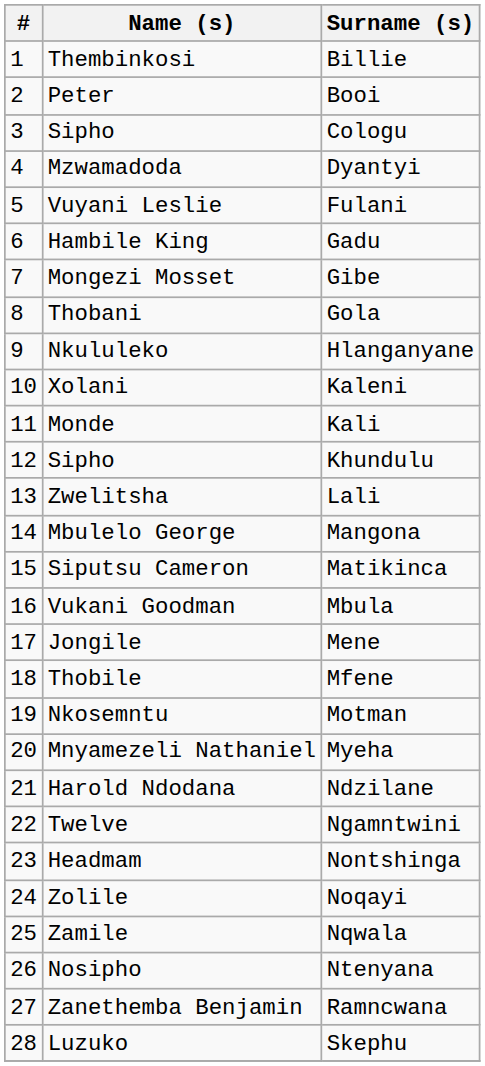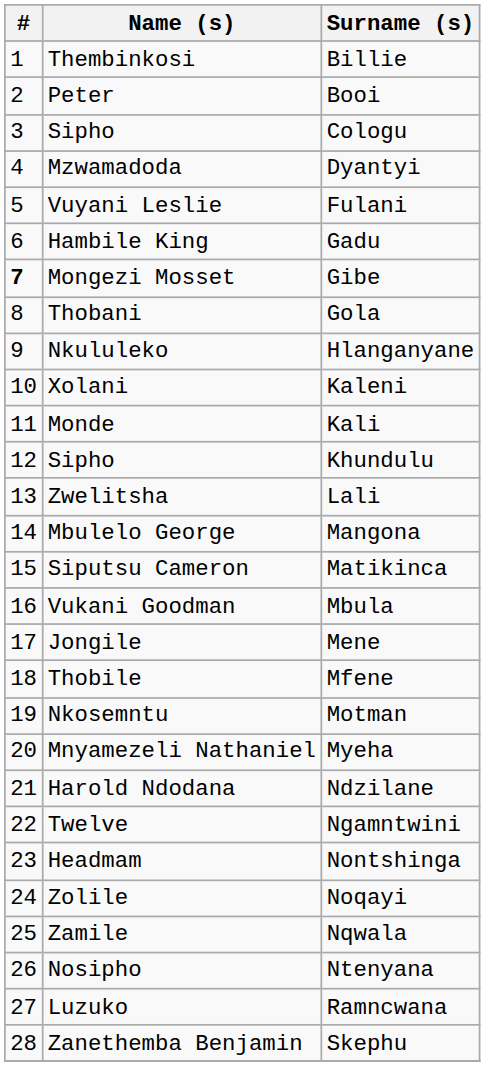(17, 278) normal -> (17, 278) bold
(175, 1007) Zanethemba Benjamin -> (88, 1007) Luzuko
(88, 1043) Luzuko -> (175, 1043) Zanethemba Benjamin
